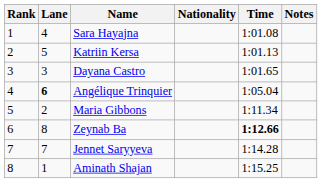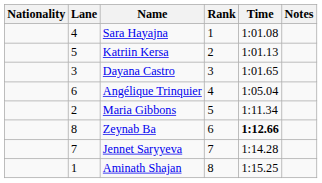columns swapped: (21, 14) <-> (207, 14)
(44, 91) bold -> (74, 91) normal
